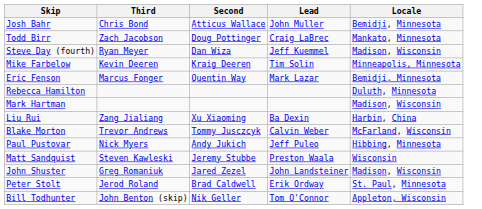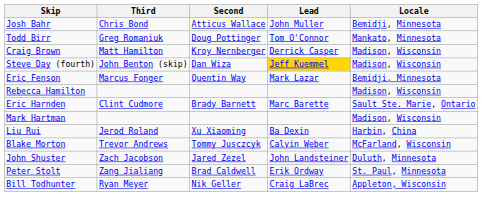(229, 24) no background -> (229, 24) lightyellow background
(131, 38) Zach Jacobson -> (131, 38) Greg Romaniuk
(299, 38) Craig LaBrec -> (299, 38) Tom O'Connor
+ row: (33, 51)
(124, 51) Ryan Meyer -> (143, 64) John Benton (skip)
(299, 51) no background -> (299, 64) gold background
- row: (38, 64)
(394, 91) Duluth, Minnesota -> (397, 91) Madison, Wisconsin
+ row: (36, 104)
(131, 118) Zang Jialiang -> (129, 131) Jerod Roland
- row: (38, 144)
- row: (41, 158)
(131, 171) Greg Romaniuk -> (131, 158) Zach Jacobson
(397, 171) Madison, Wisconsin -> (394, 158) Duluth, Minnesota
(129, 185) Jerod Roland -> (131, 171) Zang Jialiang
(143, 198) John Benton (skip) -> (124, 185) Ryan Meyer
(299, 198) Tom O'Connor -> (299, 185) Craig LaBrec
